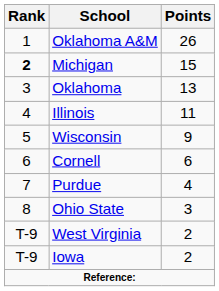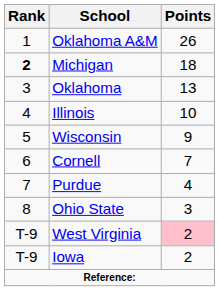(188, 64) 15 -> (188, 64) 18
(188, 112) 11 -> (188, 112) 10
(188, 161) 6 -> (188, 161) 7
(188, 233) no background -> (188, 233) pink background
